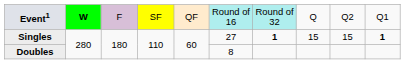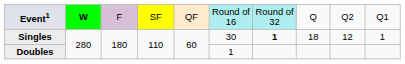(231, 37) 27 -> (231, 37) 30
(313, 37) 15 -> (313, 37) 18
(348, 37) 15 -> (348, 37) 12
(382, 37) bold -> (382, 37) normal
(231, 52) 8 -> (231, 52) 1
